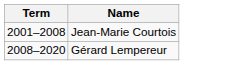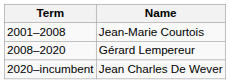+ row: (161, 69)
